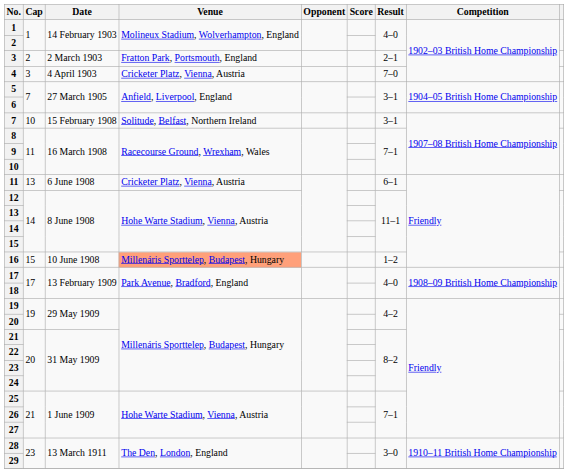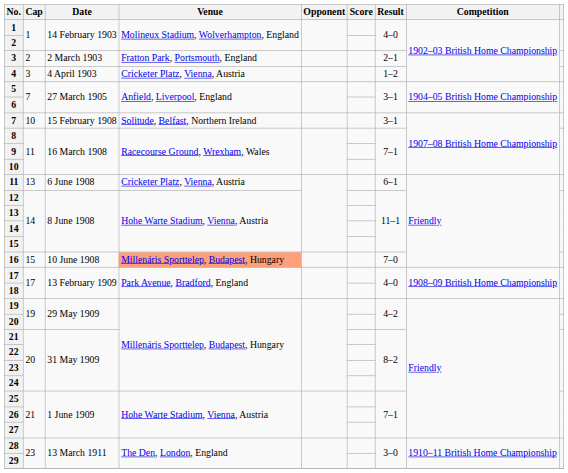(391, 74) 7–0 -> (391, 74) 1–2
(391, 259) 1–2 -> (391, 259) 7–0
